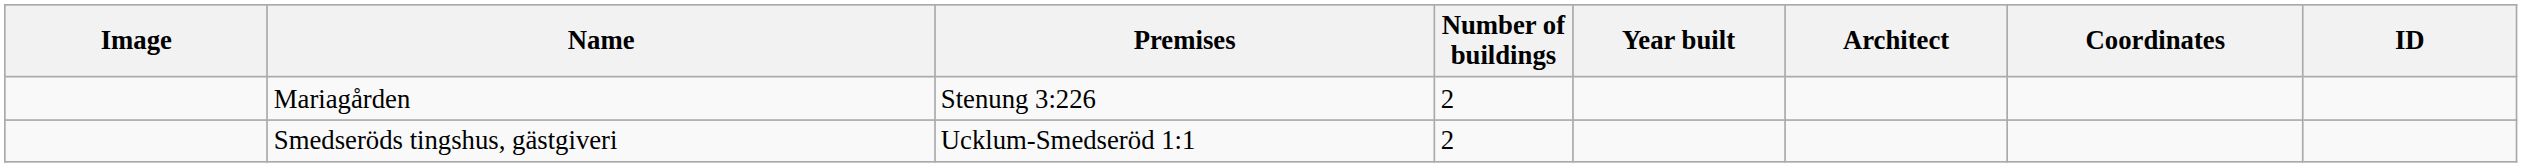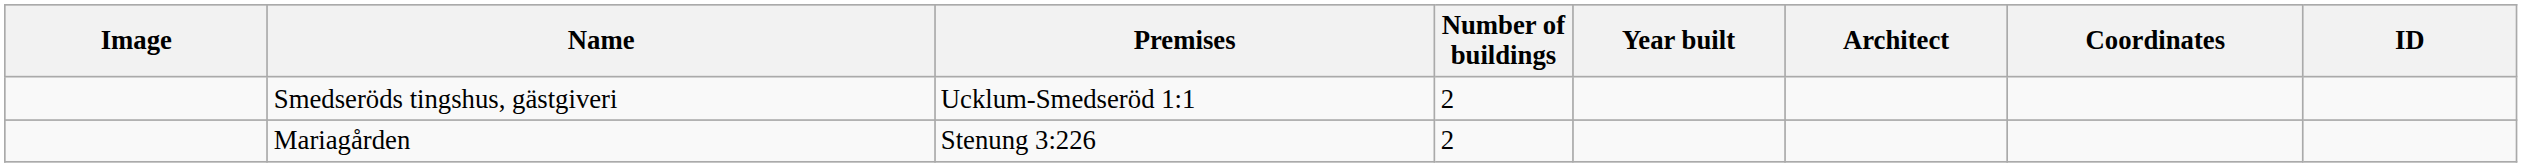rows swapped: (342, 98) <-> (446, 140)
